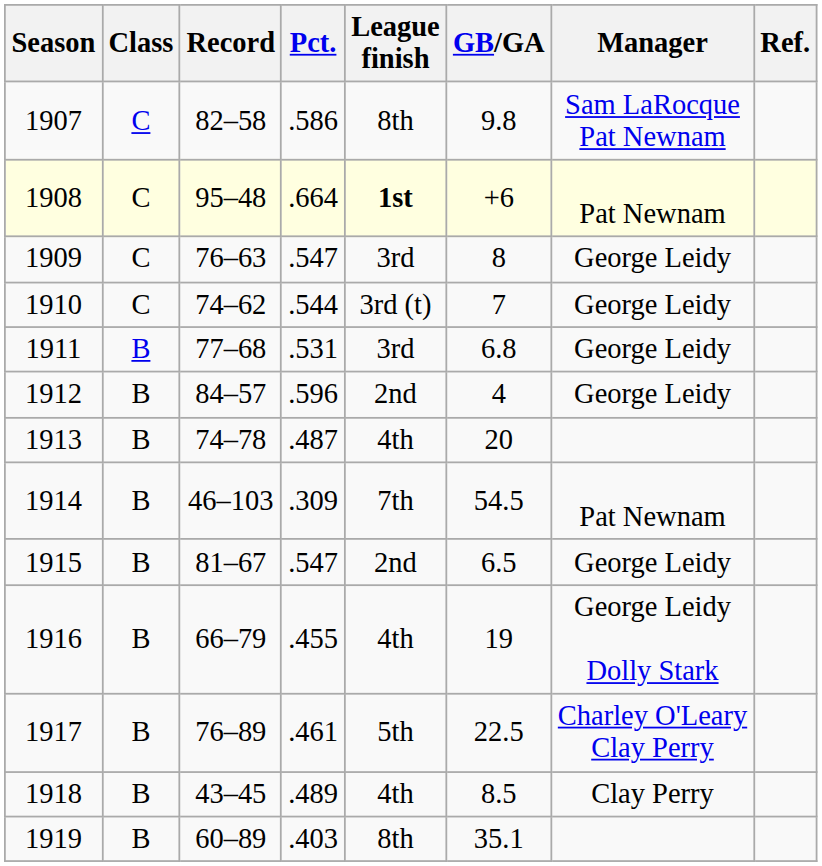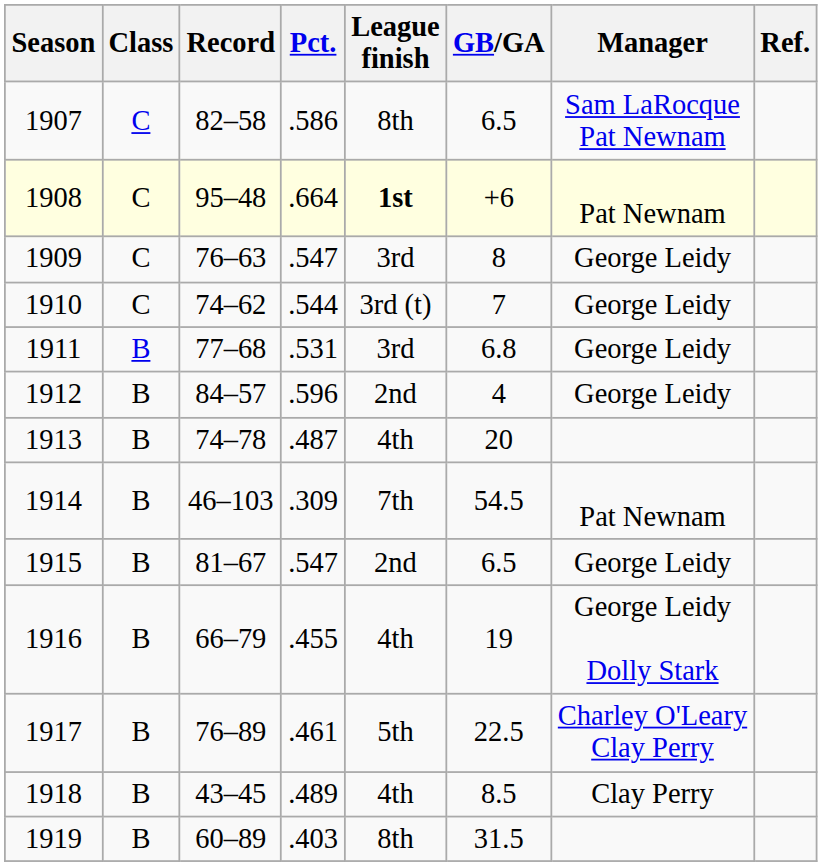(499, 120) 9.8 -> (499, 120) 6.5
(499, 838) 35.1 -> (499, 838) 31.5
